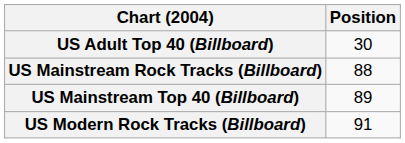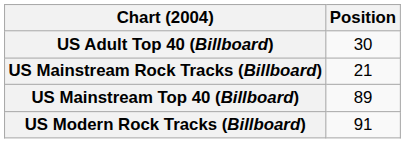(363, 71) 88 -> (363, 71) 21
